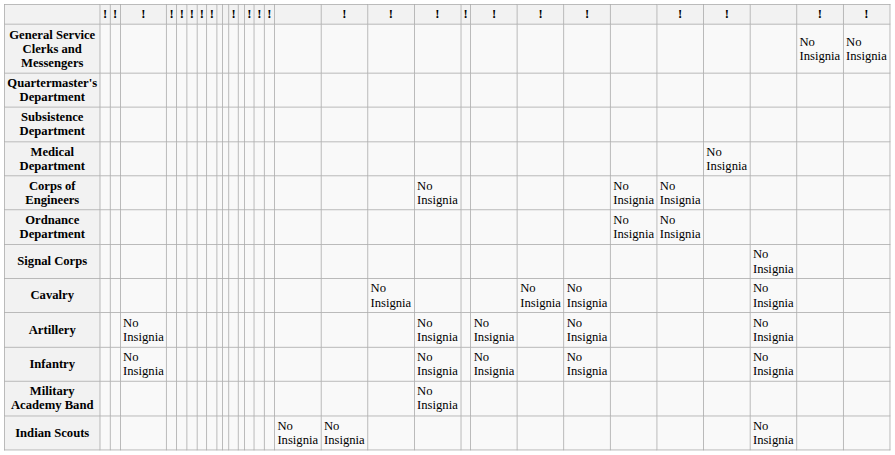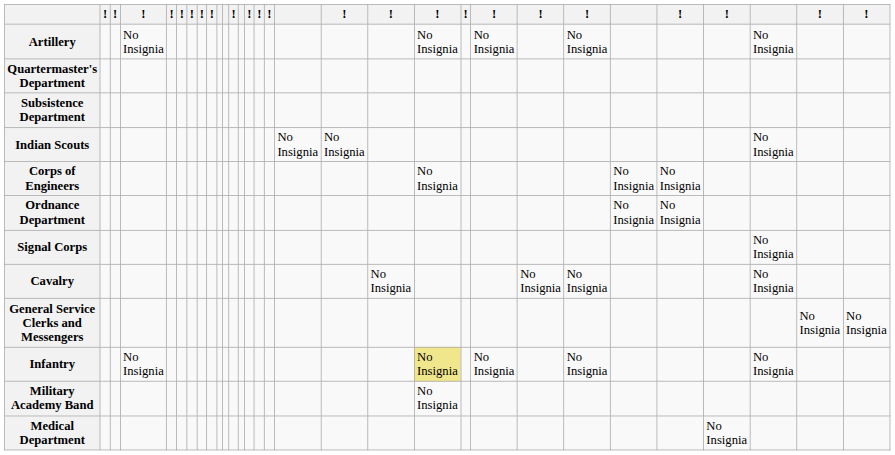rows swapped: (52, 48) <-> (52, 330)
rows swapped: (52, 158) <-> (52, 432)
(437, 364) no background -> (437, 364) khaki background
